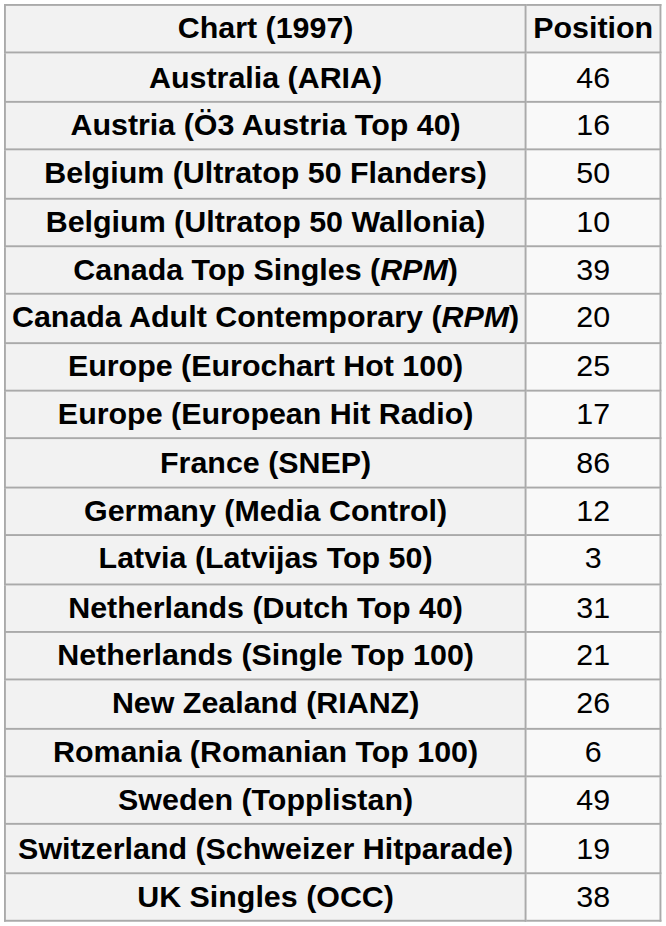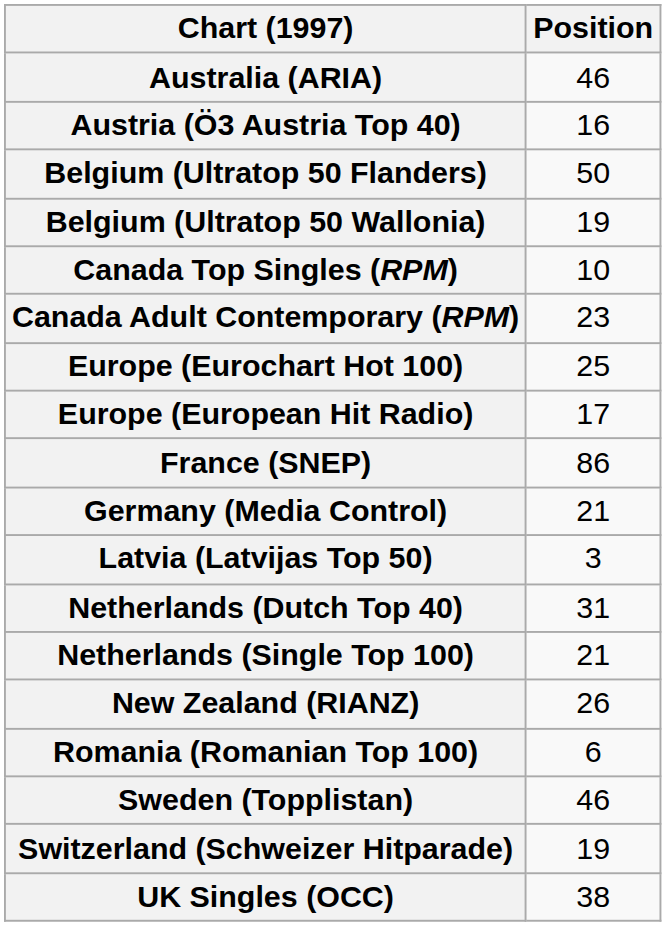(593, 221) 10 -> (593, 221) 19
(593, 269) 39 -> (593, 269) 10
(593, 317) 20 -> (593, 317) 23
(593, 510) 12 -> (593, 510) 21
(593, 800) 49 -> (593, 800) 46
